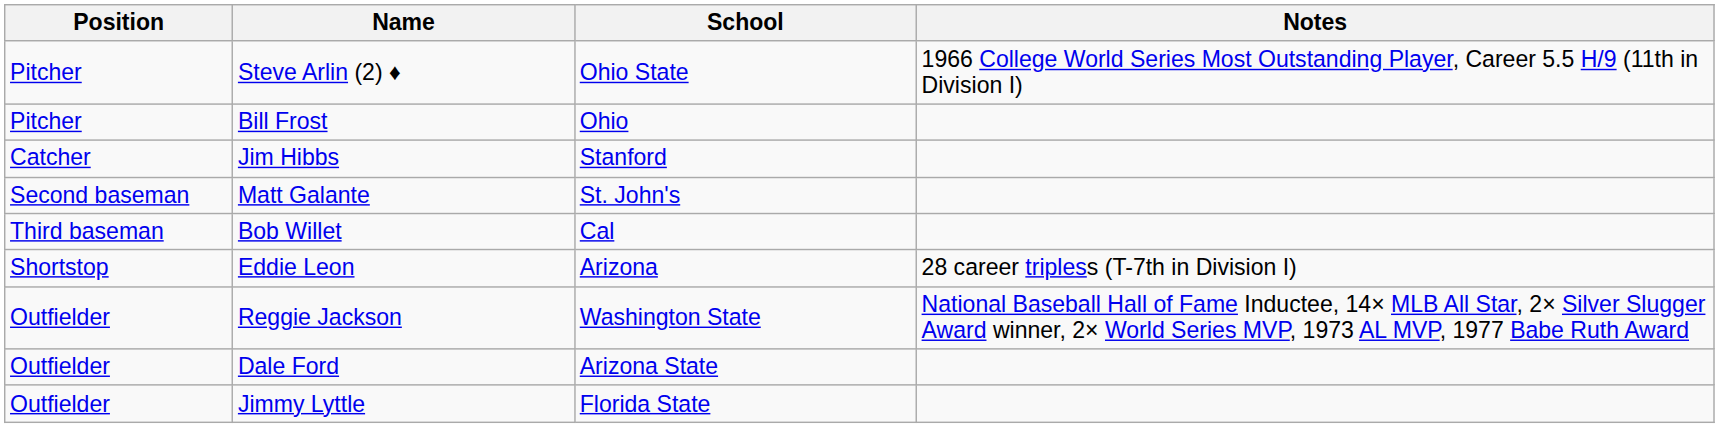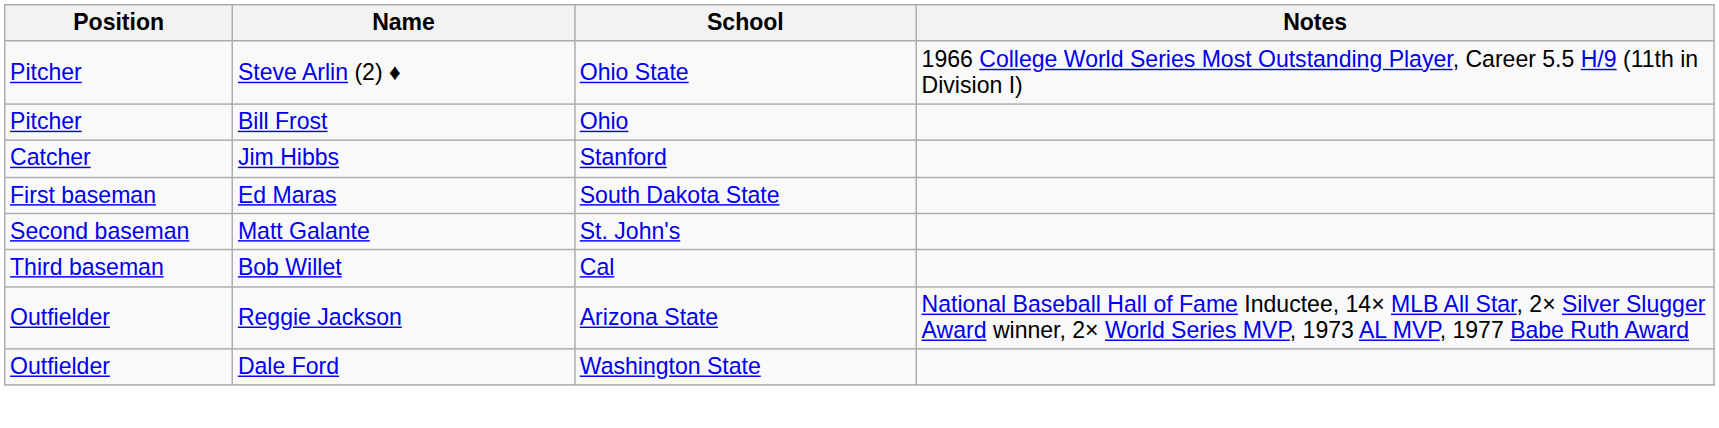+ row: (287, 194)
- row: (296, 267)
(670, 317) Washington State -> (649, 317) Arizona State
(649, 366) Arizona State -> (670, 366) Washington State
- row: (301, 403)
